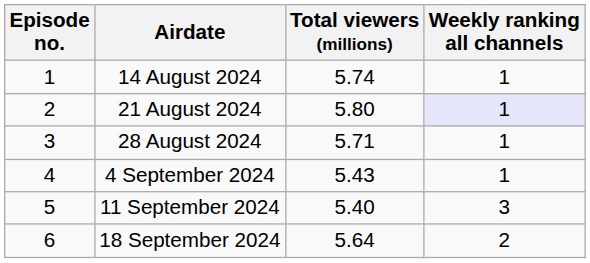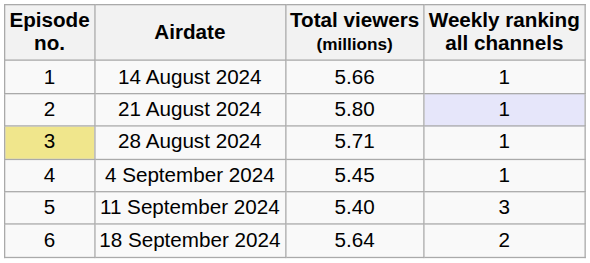(355, 76) 5.74 -> (355, 76) 5.66
(50, 142) no background -> (50, 142) khaki background
(355, 175) 5.43 -> (355, 175) 5.45
